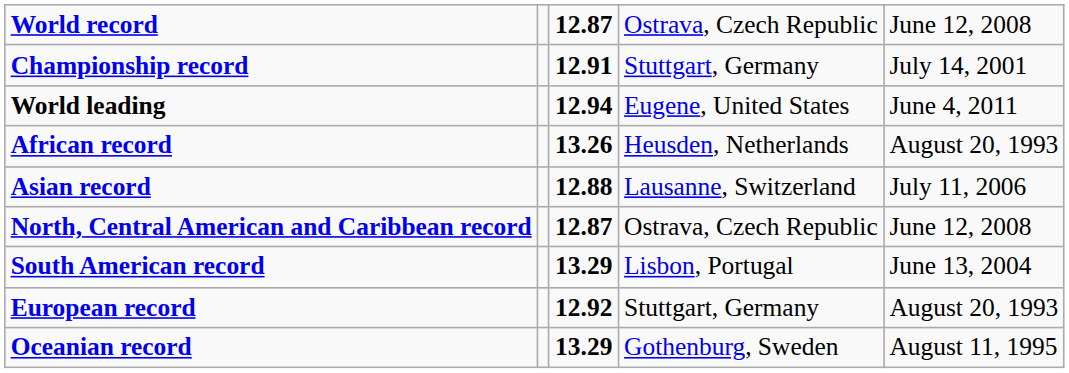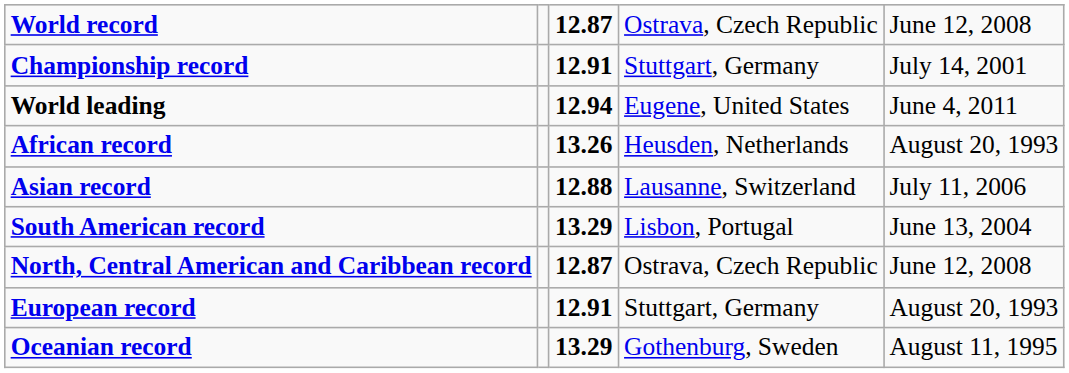rows swapped: (271, 226) <-> (138, 266)
(584, 307) 12.92 -> (584, 307) 12.91
